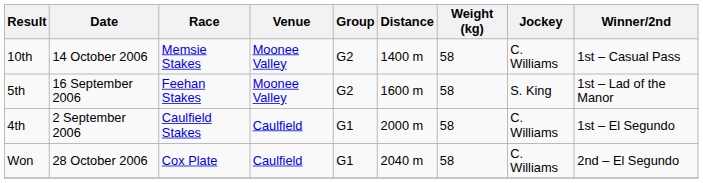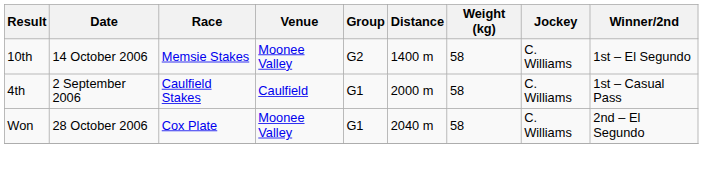(629, 56) 1st – Casual Pass -> (642, 56) 1st – El Segundo
- row: (16, 91)
(626, 125) 1st – El Segundo -> (629, 91) 1st – Casual Pass
(278, 160) Caulfield -> (281, 125) Moonee Valley
